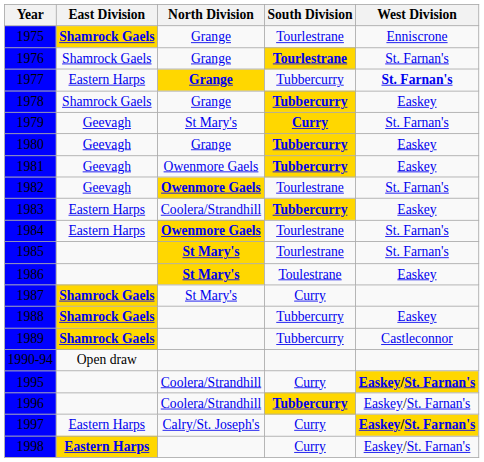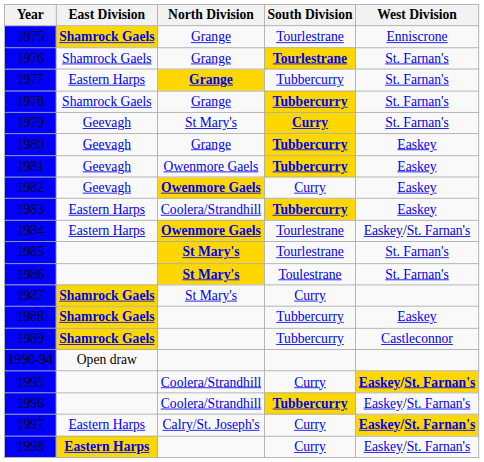(417, 79) bold -> (417, 79) normal
(417, 101) Easkey -> (417, 101) St. Farnan's
(310, 187) Tourlestrane -> (310, 187) Curry
(417, 187) St. Farnan's -> (417, 187) Easkey
(417, 230) St. Farnan's -> (417, 230) Easkey/St. Farnan's
(417, 274) Easkey -> (417, 274) St. Farnan's
